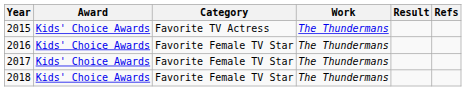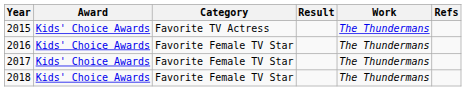columns swapped: (343, 13) <-> (412, 13)
